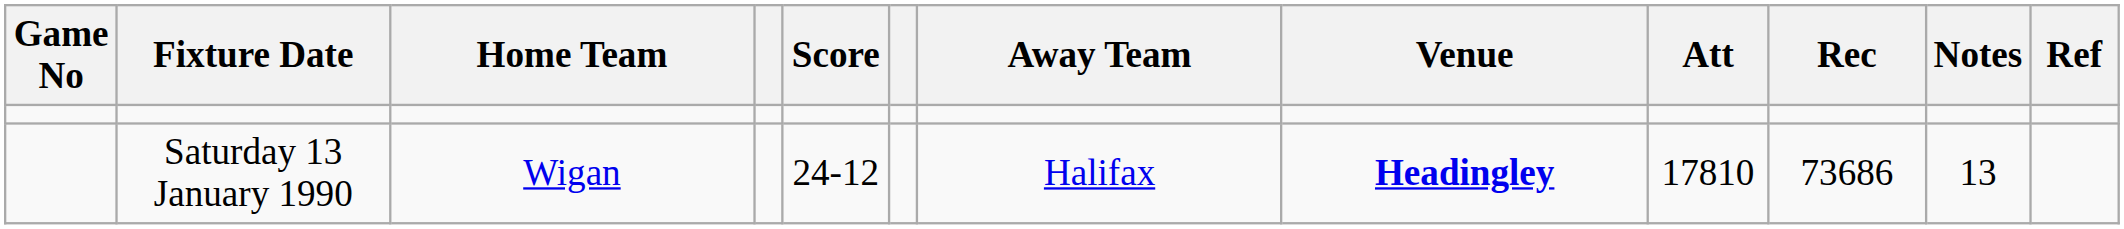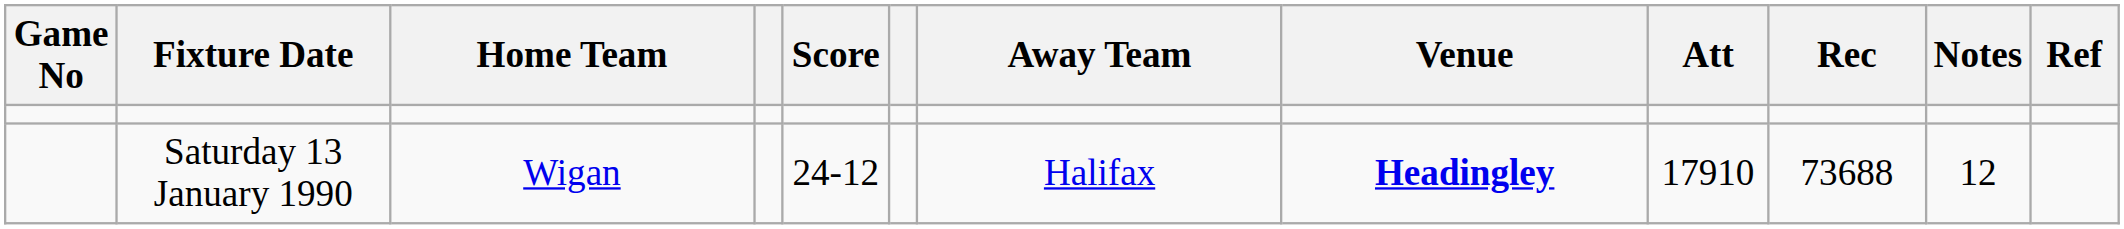(1708, 172) 17810 -> (1708, 172) 17910
(1847, 172) 73686 -> (1847, 172) 73688
(1978, 172) 13 -> (1978, 172) 12
